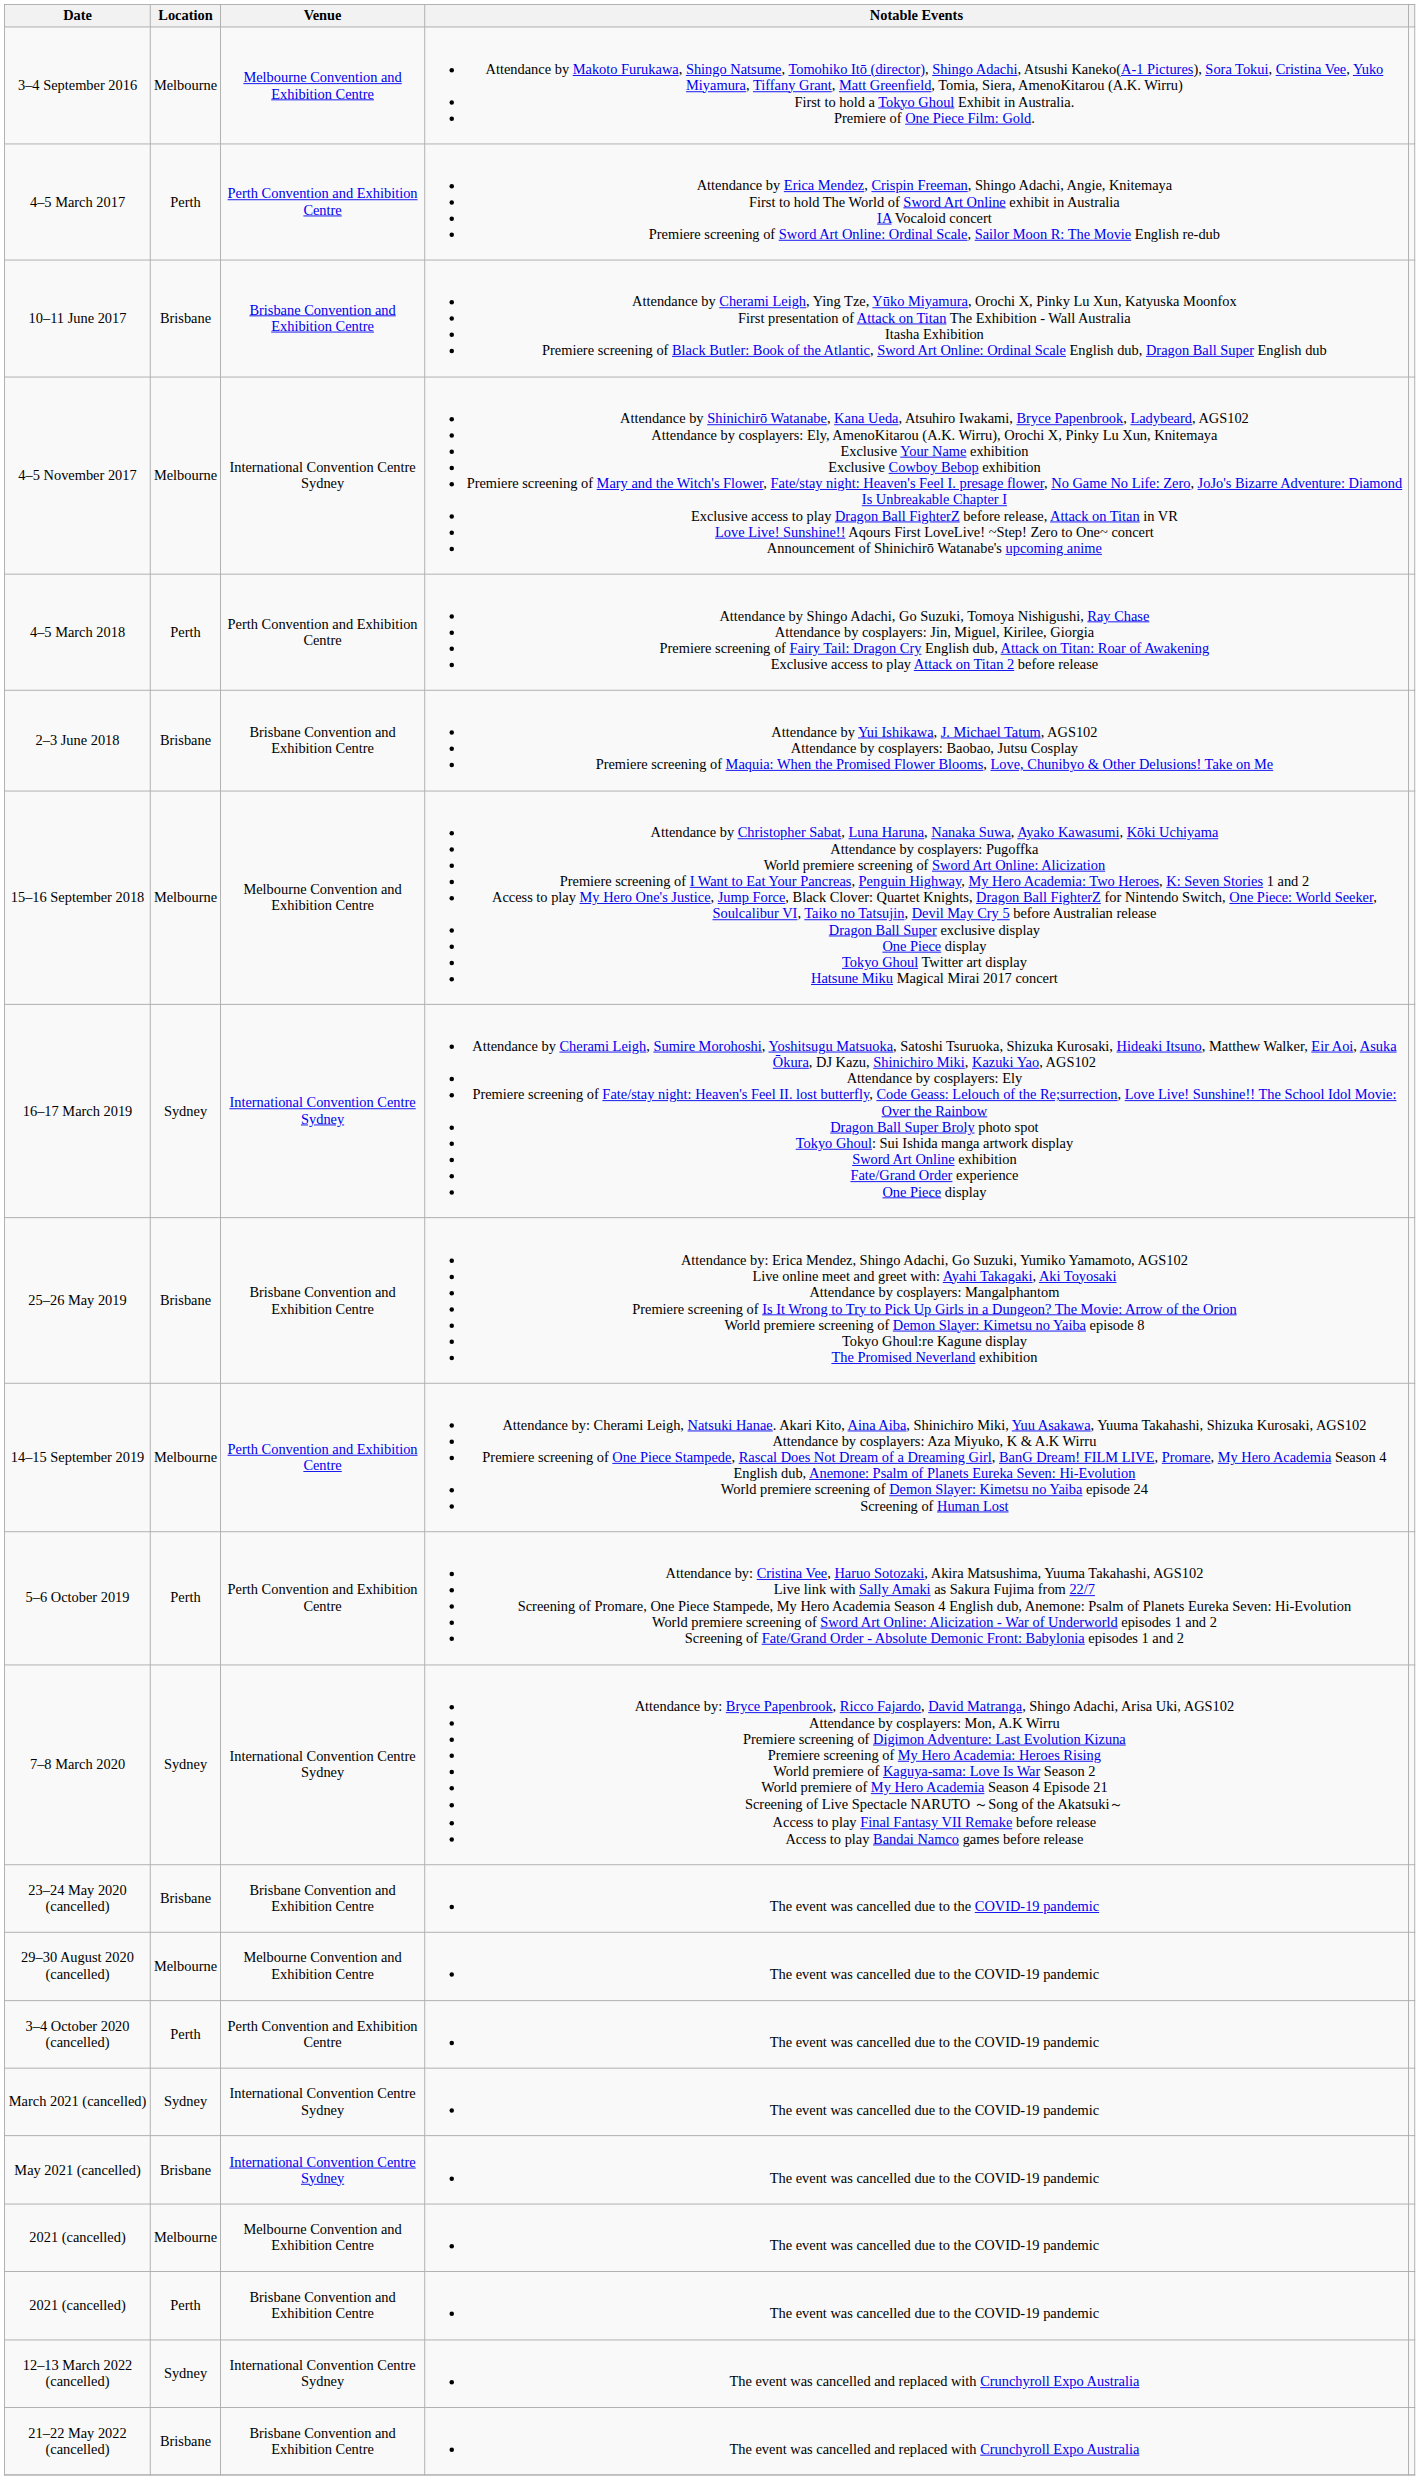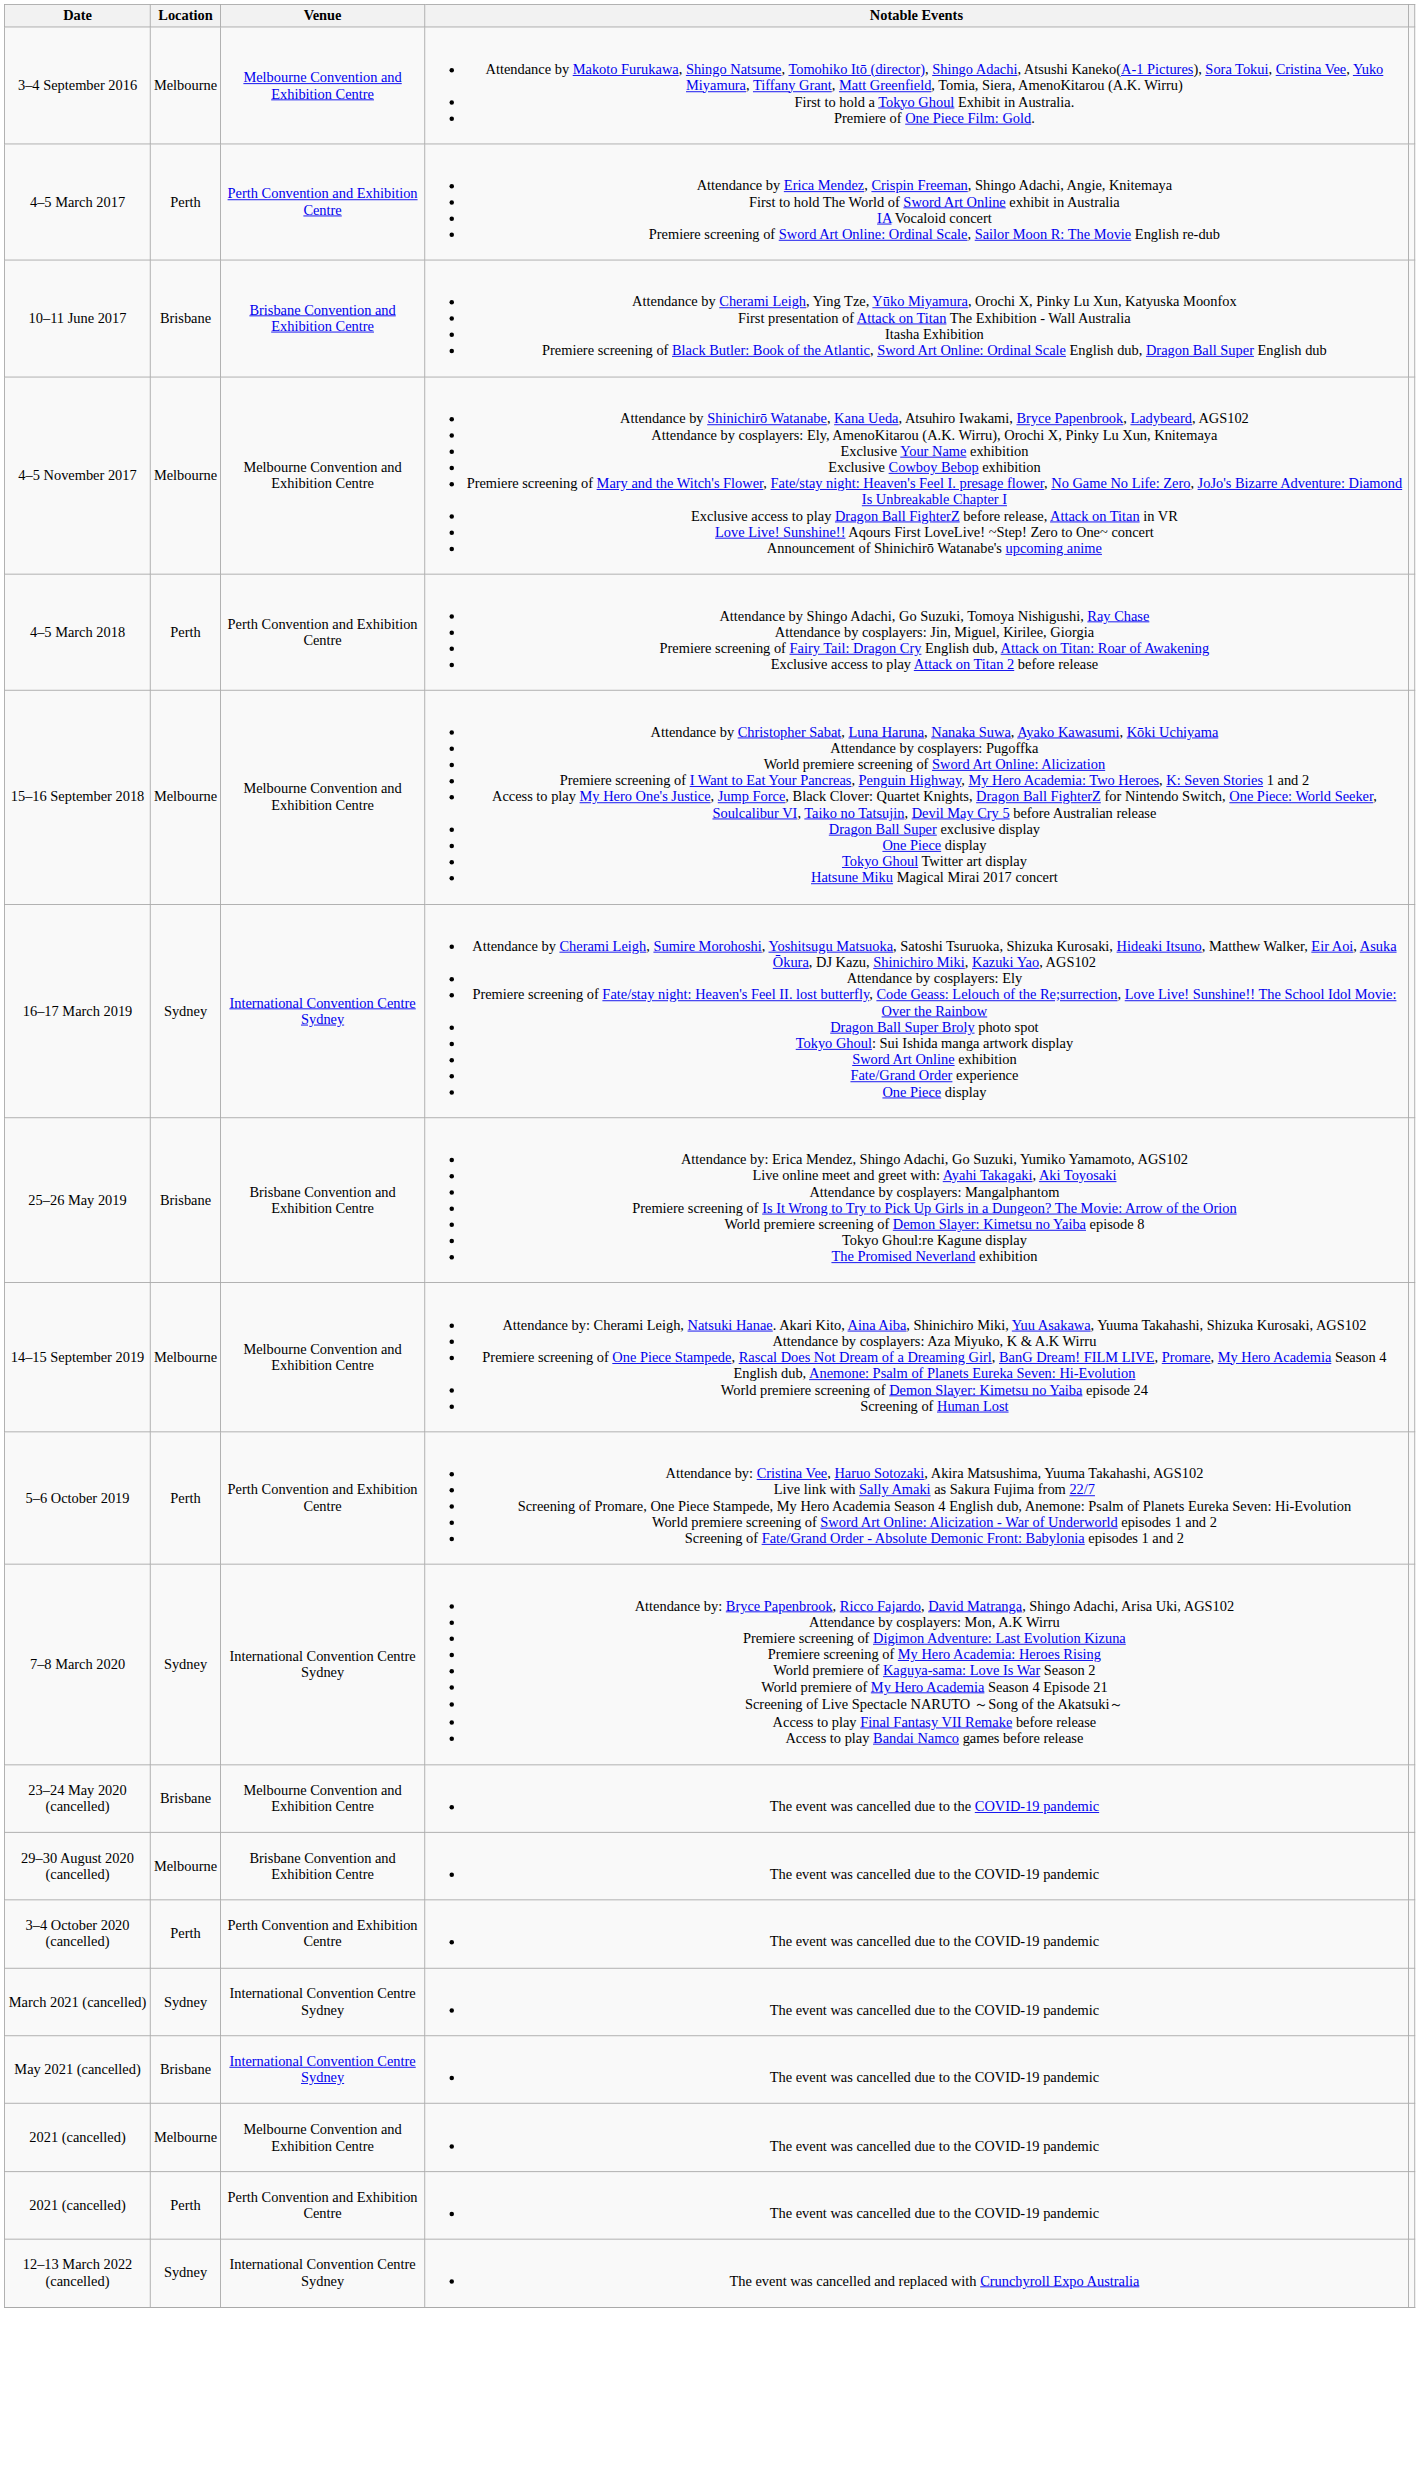(323, 475) International Convention Centre Sydney -> (323, 475) Melbourne Convention and Exhibition Centre
- row: (78, 740)
(323, 1457) Perth Convention and Exhibition Centre -> (323, 1357) Melbourne Convention and Exhibition Centre
(323, 1898) Brisbane Convention and Exhibition Centre -> (323, 1798) Melbourne Convention and Exhibition Centre
(323, 1966) Melbourne Convention and Exhibition Centre -> (323, 1866) Brisbane Convention and Exhibition Centre
(323, 2305) Brisbane Convention and Exhibition Centre -> (323, 2205) Perth Convention and Exhibition Centre
- row: (78, 2441)
